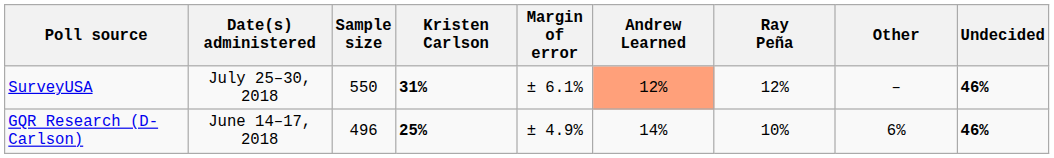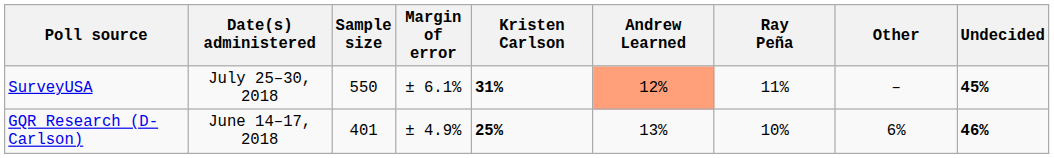columns swapped: (555, 35) <-> (456, 35)
(775, 88) 12% -> (775, 88) 11%
(975, 88) 46% -> (975, 88) 45%
(364, 131) 496 -> (364, 131) 401
(653, 131) 14% -> (653, 131) 13%
